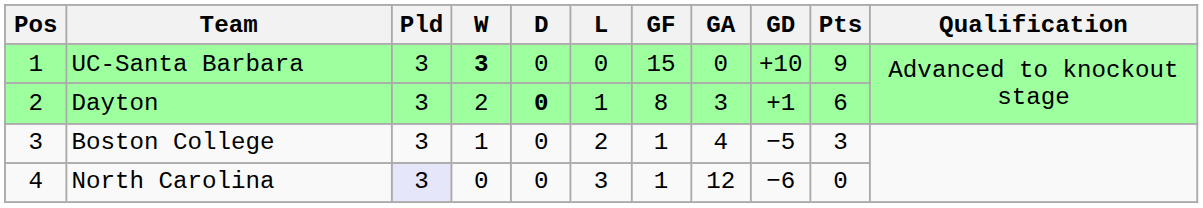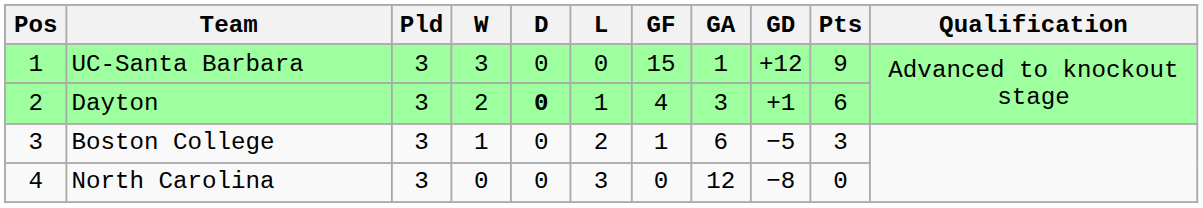(481, 64) bold -> (481, 64) normal
(721, 64) 0 -> (721, 64) 1
(781, 64) +10 -> (781, 64) +12
(661, 103) 8 -> (661, 103) 4
(721, 143) 4 -> (721, 143) 6
(422, 182) lavender background -> (422, 182) no background
(661, 182) 1 -> (661, 182) 0
(781, 182) −6 -> (781, 182) −8
